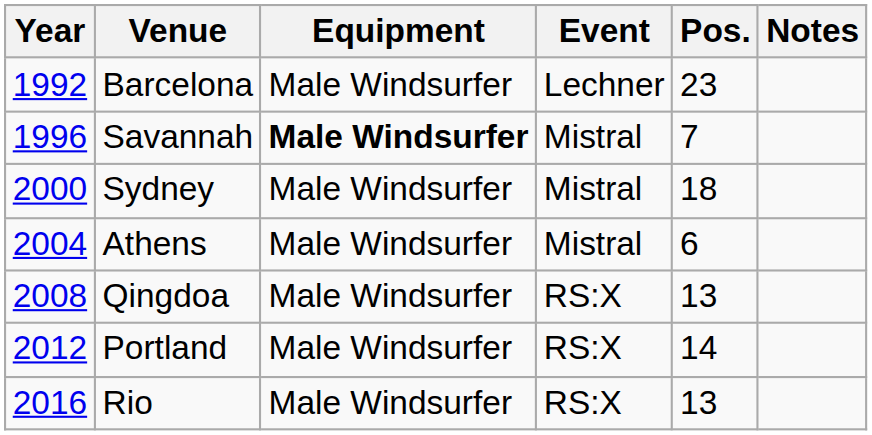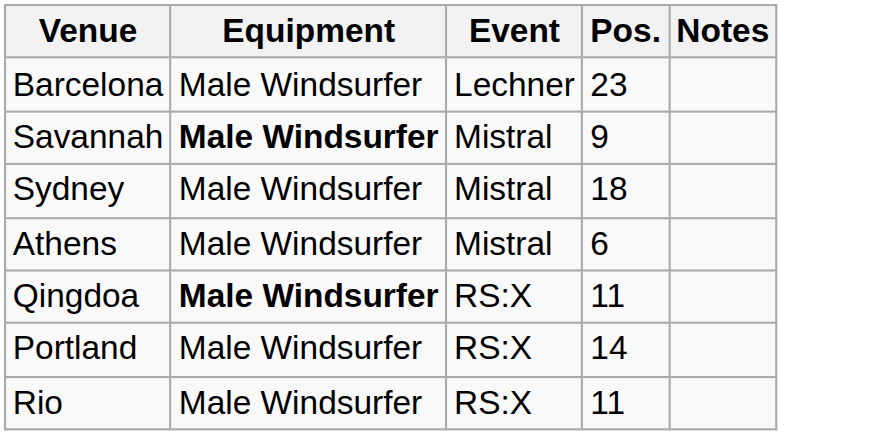- column: (50, 31)
(689, 137) 7 -> (600, 137) 9
(390, 296) normal -> (309, 296) bold
(699, 296) 13 -> (608, 296) 11
(699, 402) 13 -> (608, 402) 11
